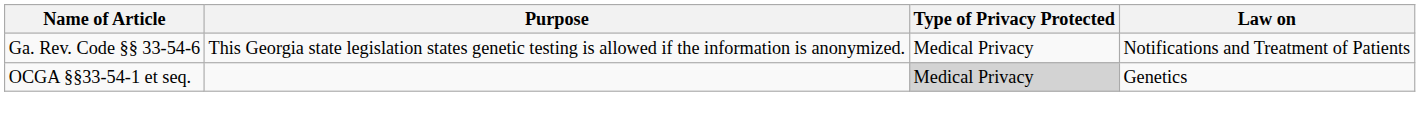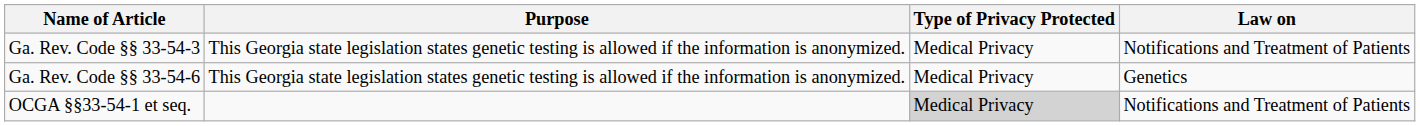+ row: (104, 47)
(1267, 47) Notifications and Treatment of Patients -> (1155, 76) Genetics
(1155, 76) Genetics -> (1267, 105) Notifications and Treatment of Patients
